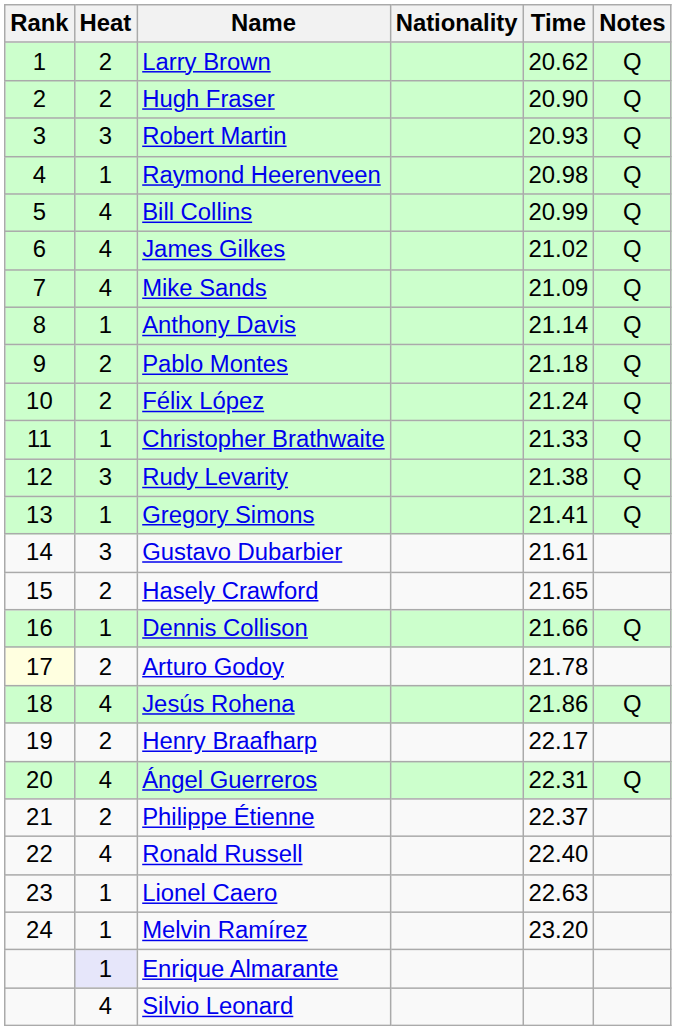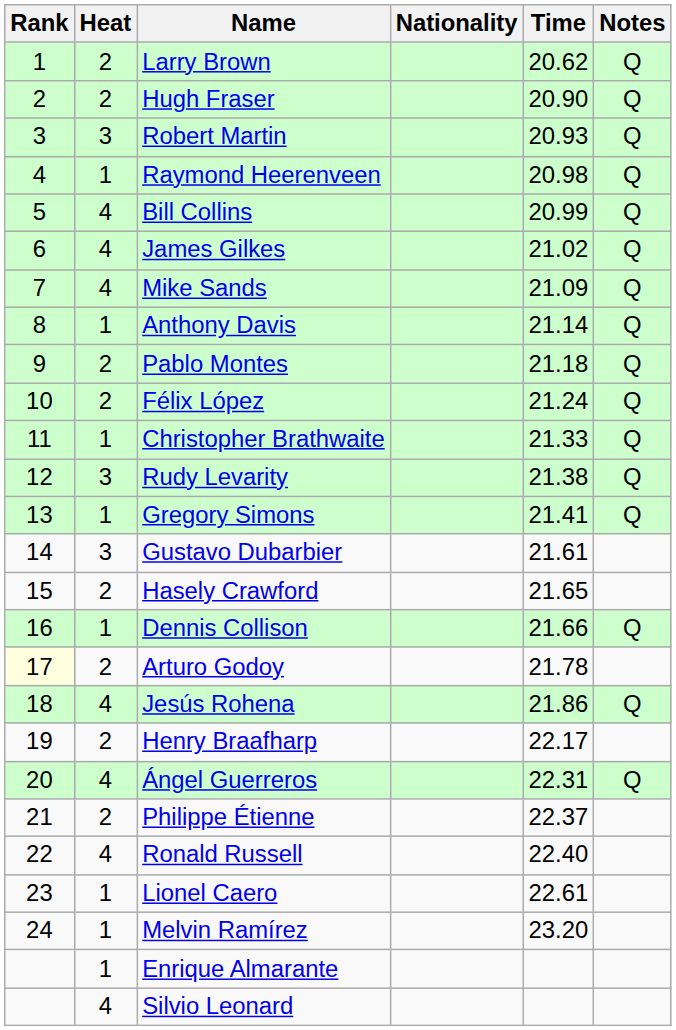(558, 893) 22.63 -> (558, 893) 22.61
(105, 968) lavender background -> (105, 968) no background
